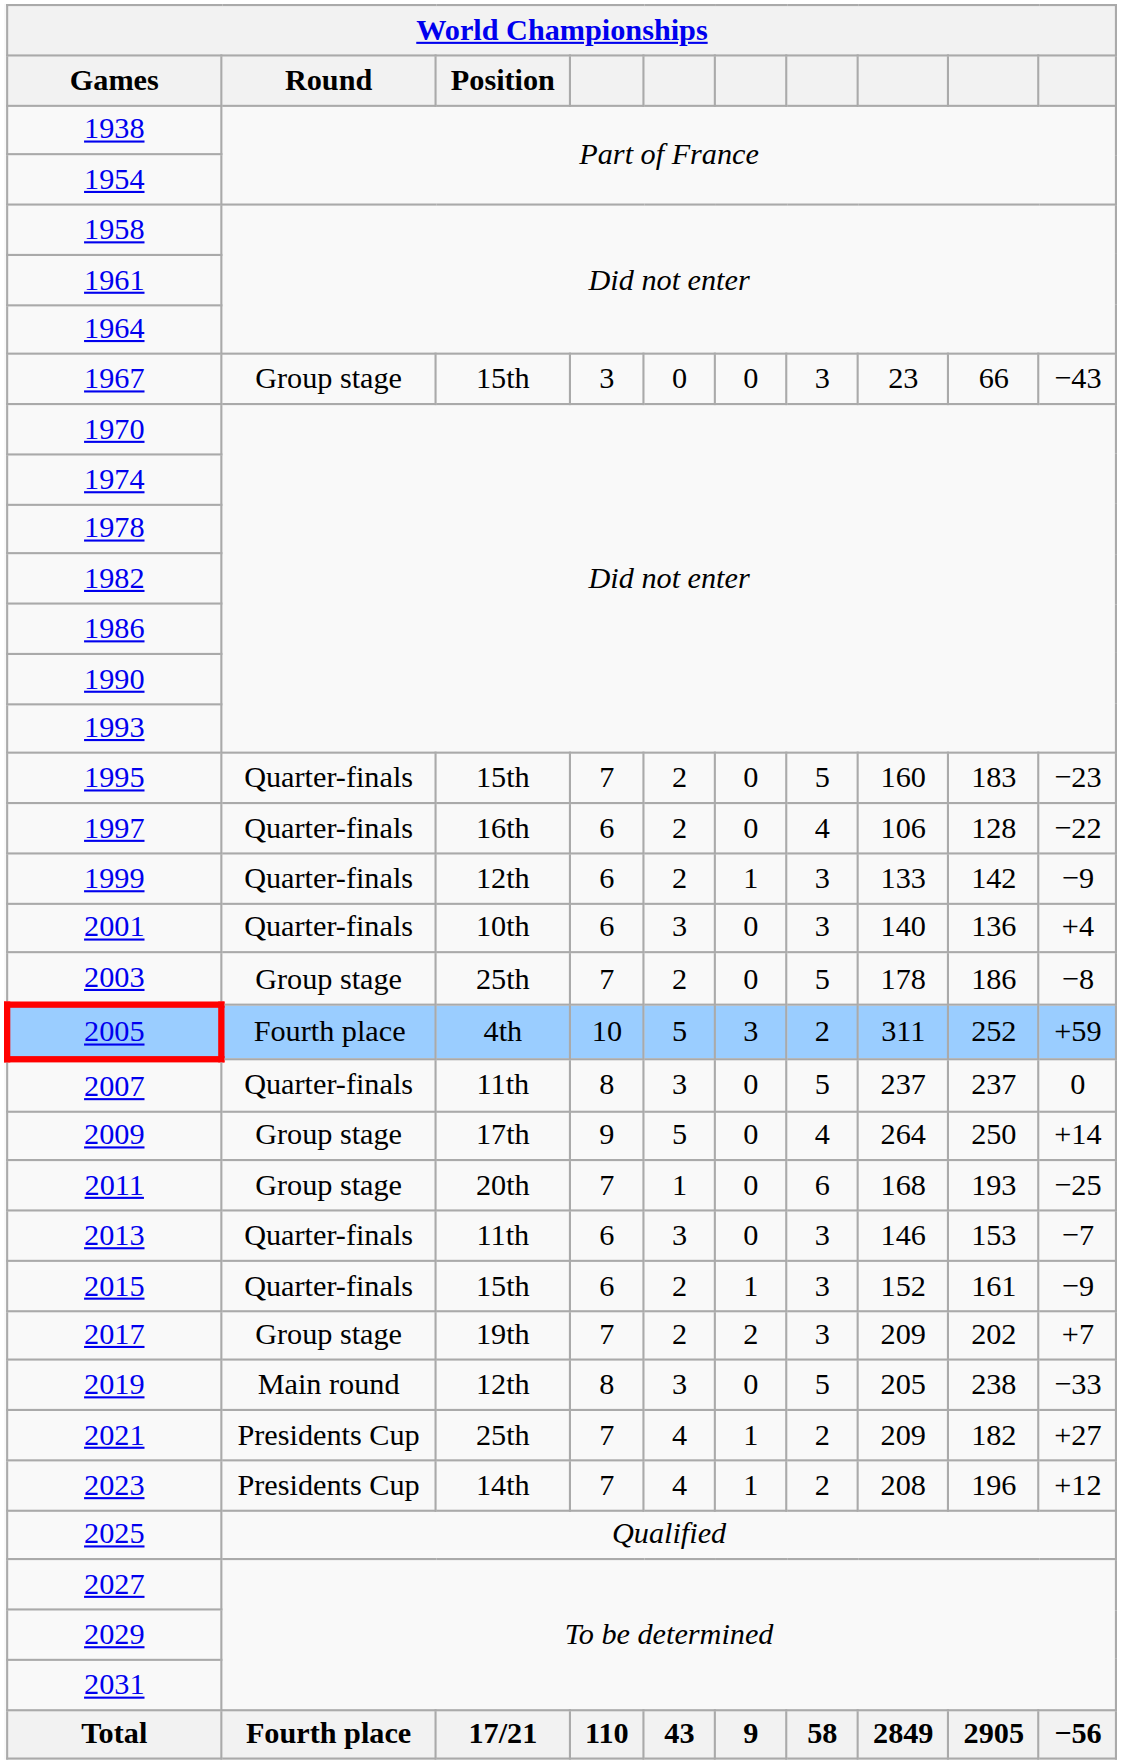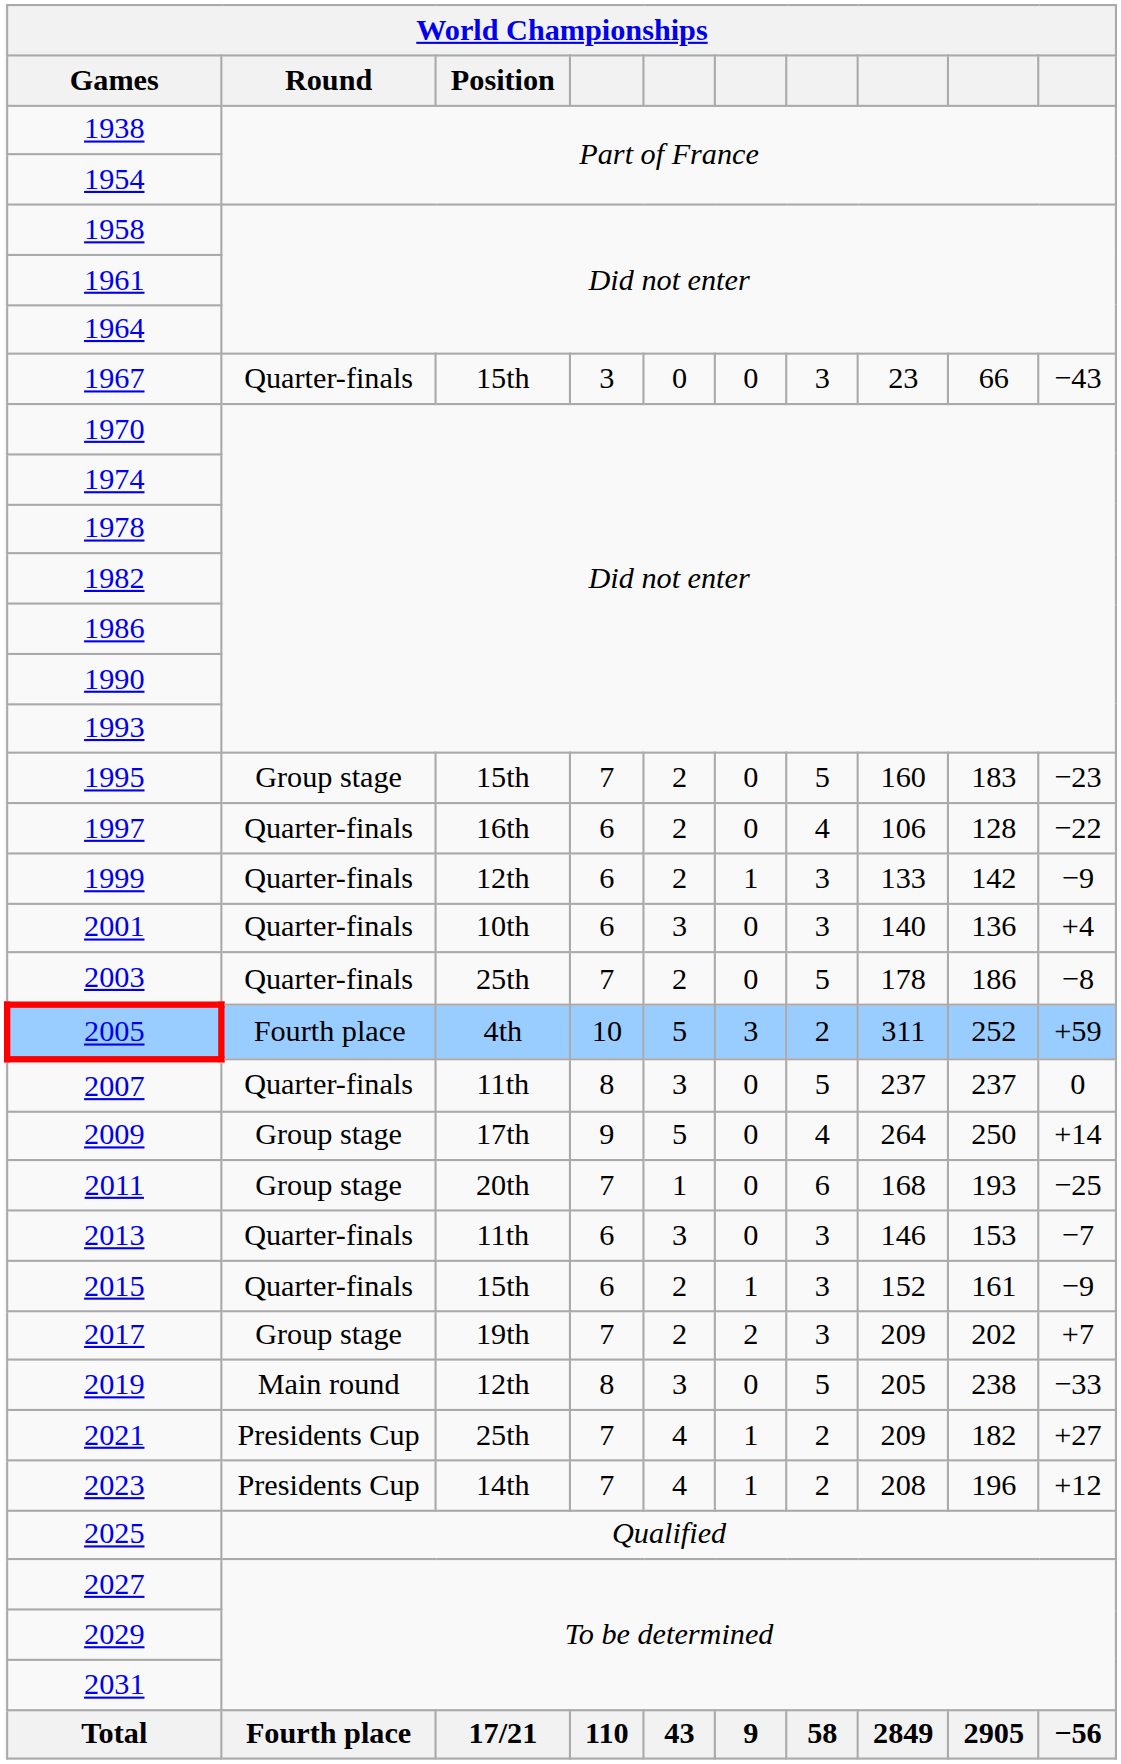(329, 378) Group stage -> (329, 378) Quarter-finals
(329, 777) Quarter-finals -> (329, 777) Group stage
(329, 978) Group stage -> (329, 978) Quarter-finals
